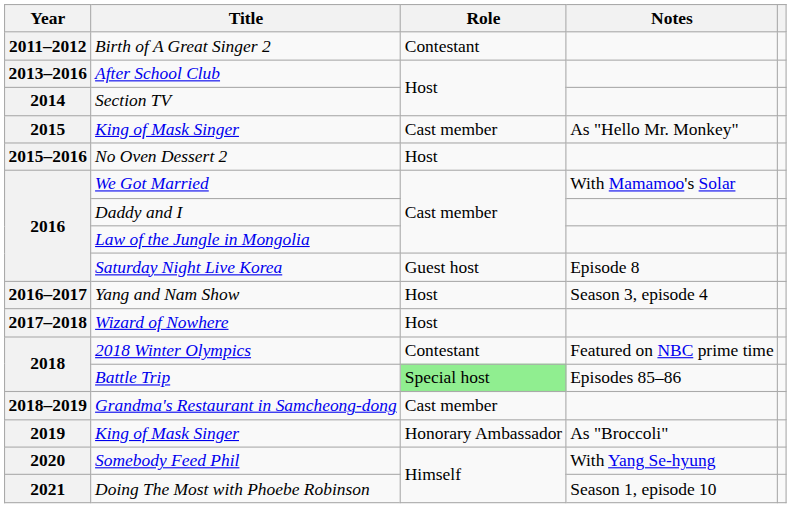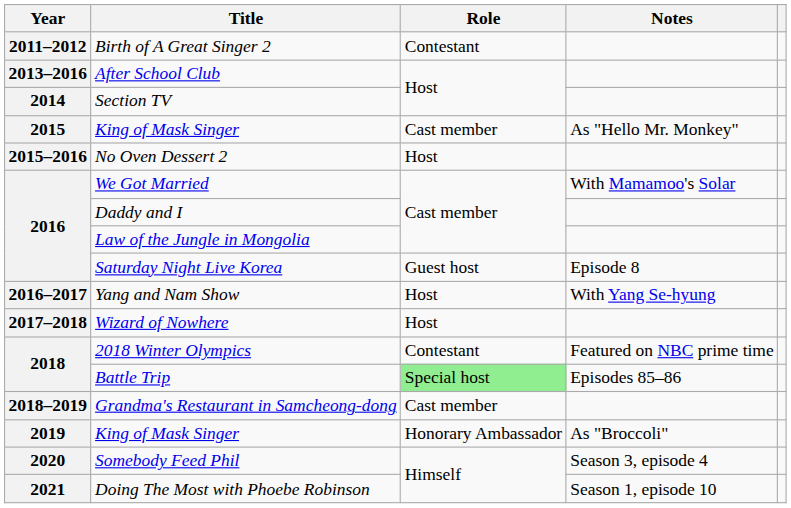(639, 294) Season 3, episode 4 -> (643, 294) With Yang Se-hyung
(643, 460) With Yang Se-hyung -> (639, 460) Season 3, episode 4
